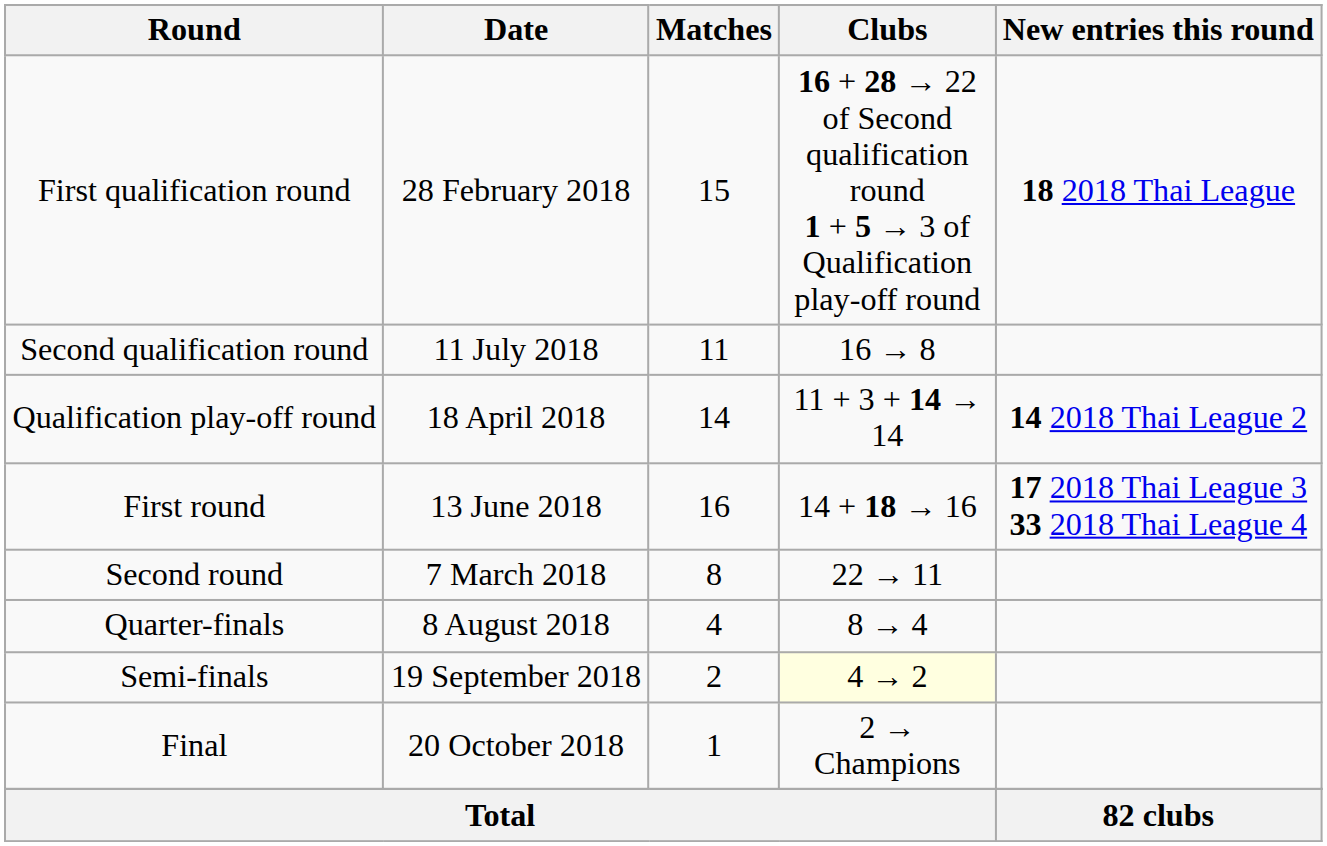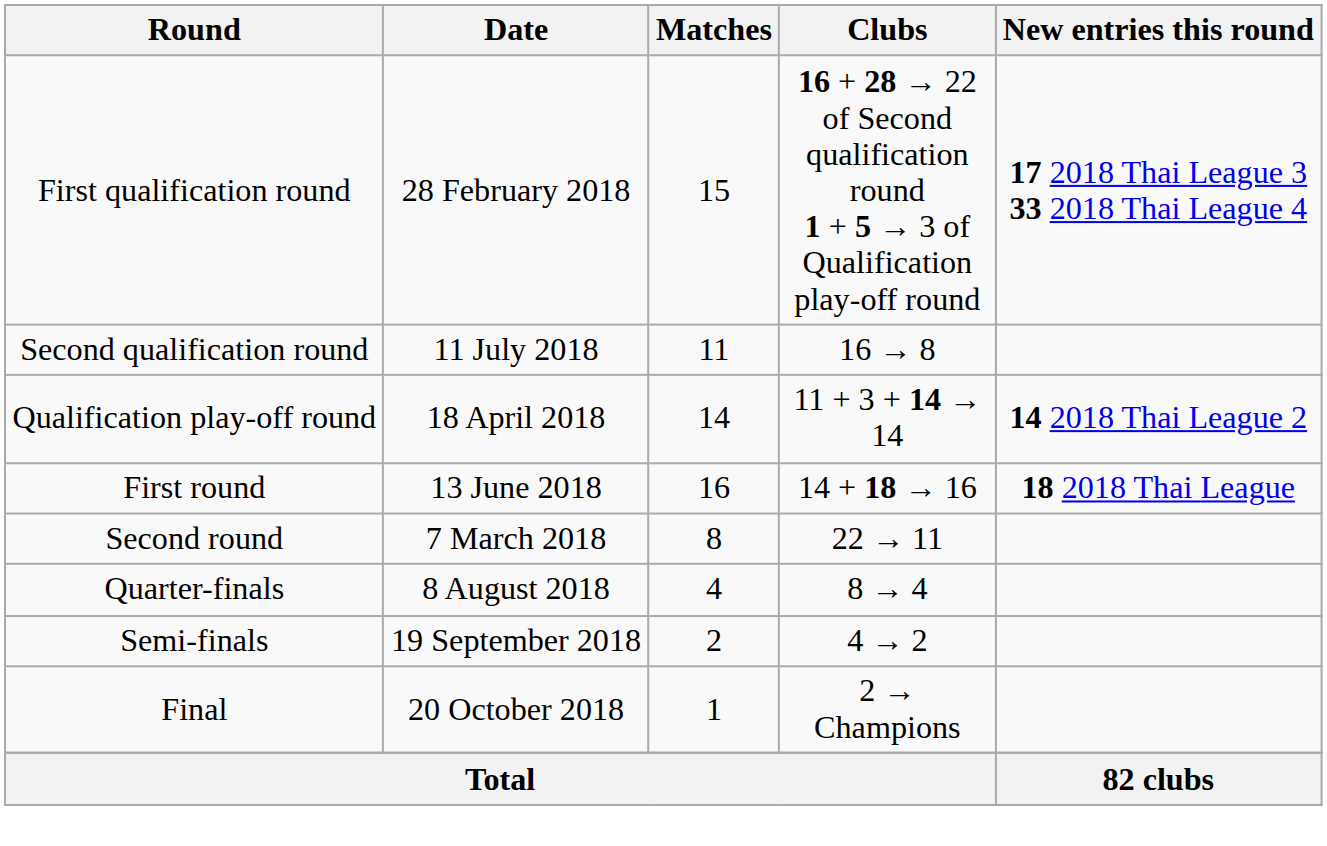(1158, 189) 18 2018 Thai League -> (1158, 189) 17 2018 Thai League 3 33 2018 Thai League 4
(1158, 505) 17 2018 Thai League 3 33 2018 Thai League 4 -> (1158, 487) 18 2018 Thai League
(887, 676) lightyellow background -> (887, 640) no background
